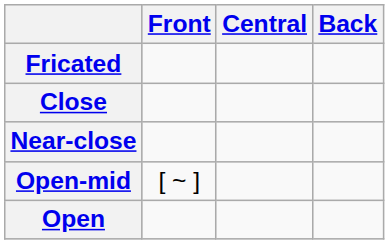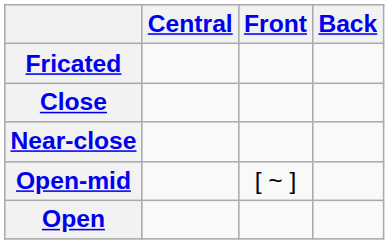columns swapped: (179, 24) <-> (265, 24)
